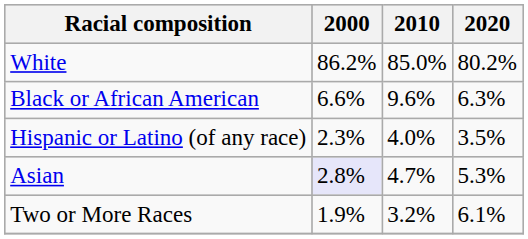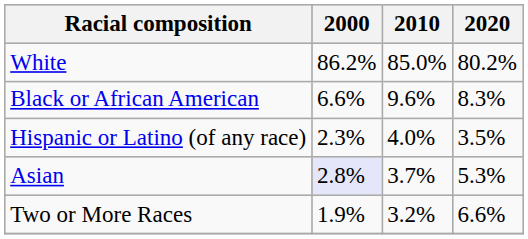(482, 99) 6.3% -> (482, 99) 8.3%
(411, 175) 4.7% -> (411, 175) 3.7%
(482, 213) 6.1% -> (482, 213) 6.6%
